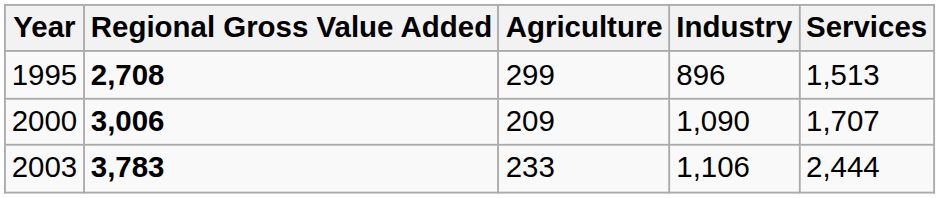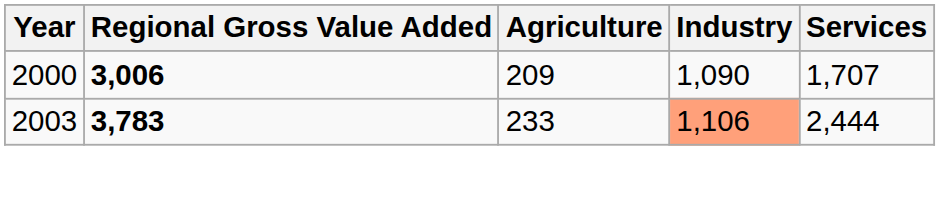- row: (44, 74)
(713, 167) no background -> (713, 121) lightsalmon background
